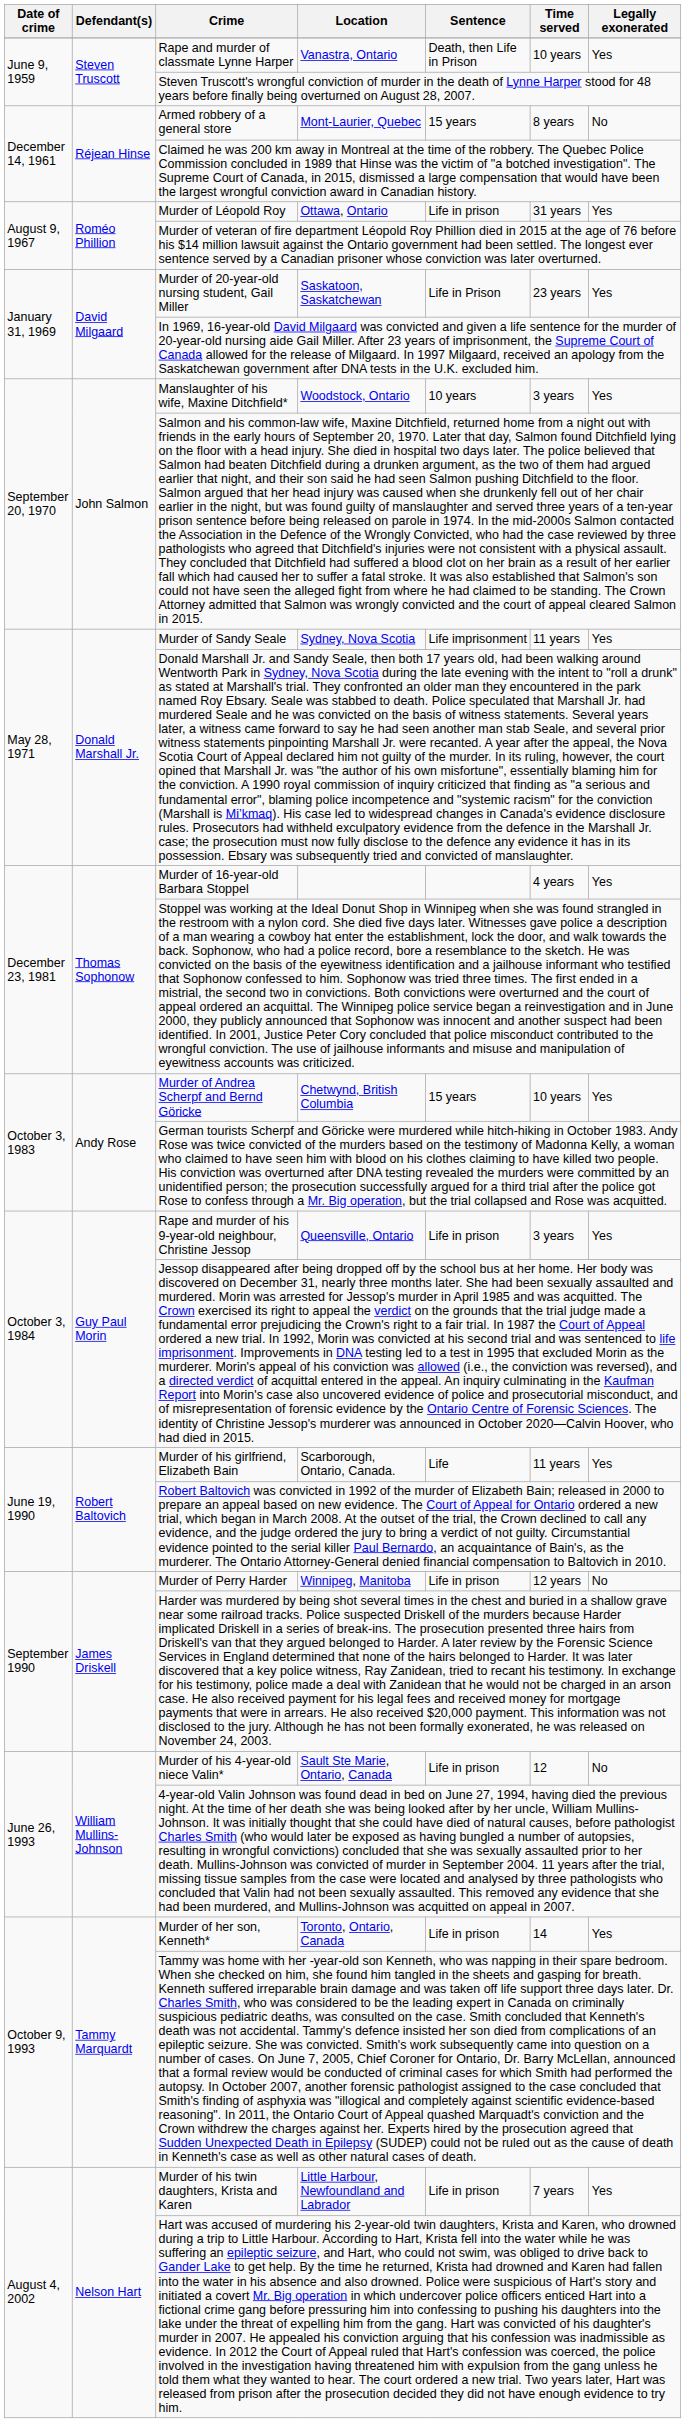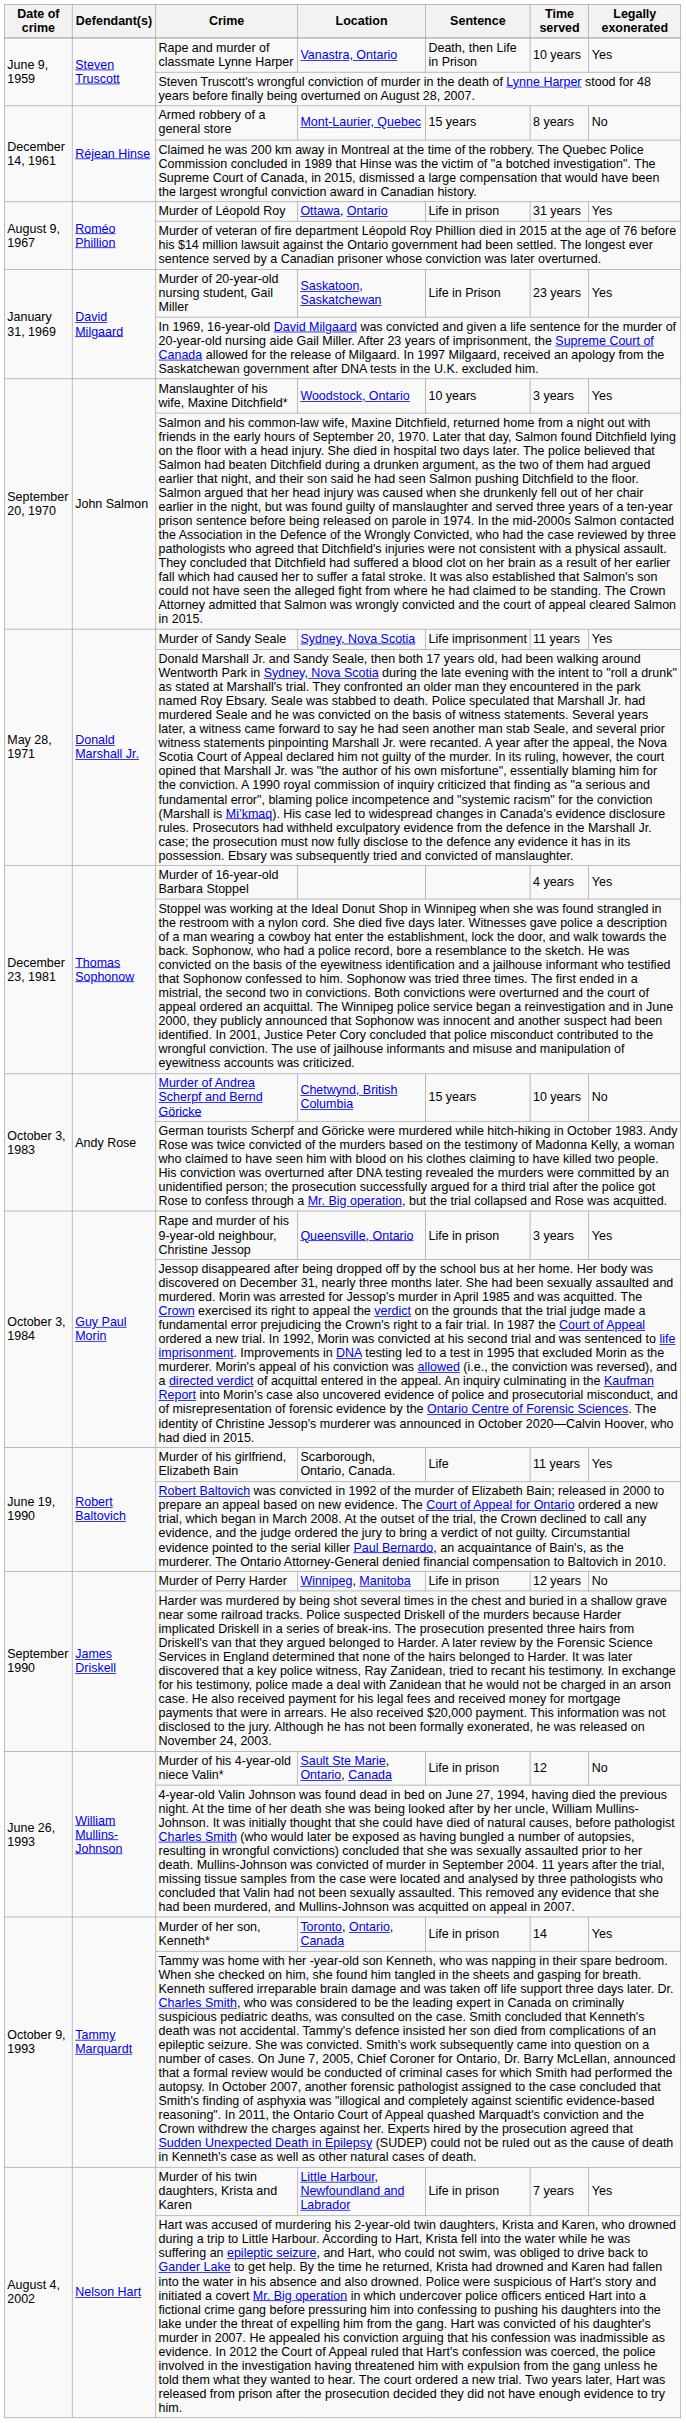(602, 1097) Yes -> (600, 1097) No
